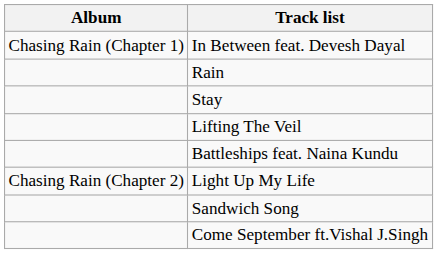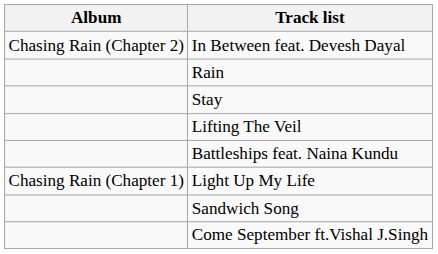(96, 45) Chasing Rain (Chapter 1) -> (96, 45) Chasing Rain (Chapter 2)
(96, 180) Chasing Rain (Chapter 2) -> (96, 180) Chasing Rain (Chapter 1)
